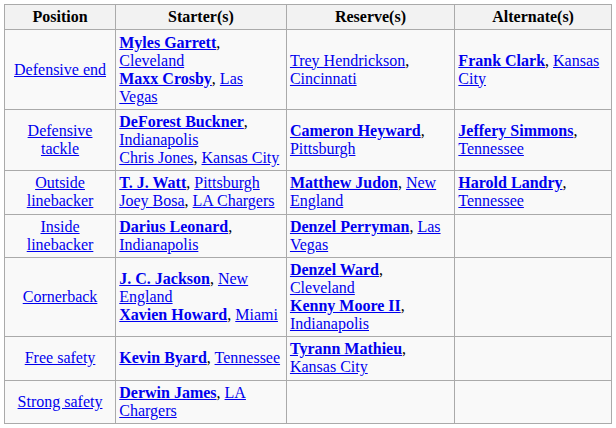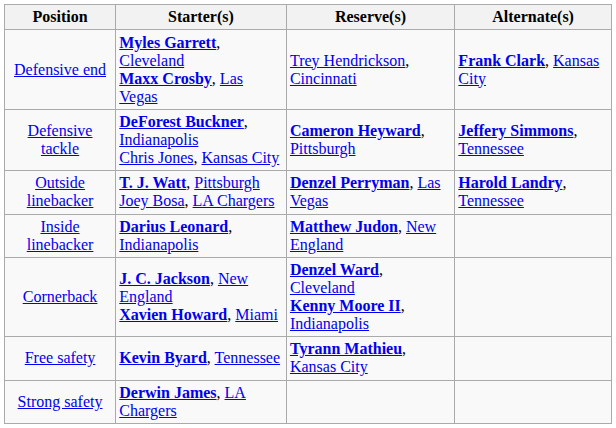(363, 192) Matthew Judon, New England -> (365, 192) Denzel Perryman, Las Vegas
(365, 235) Denzel Perryman, Las Vegas -> (363, 235) Matthew Judon, New England
